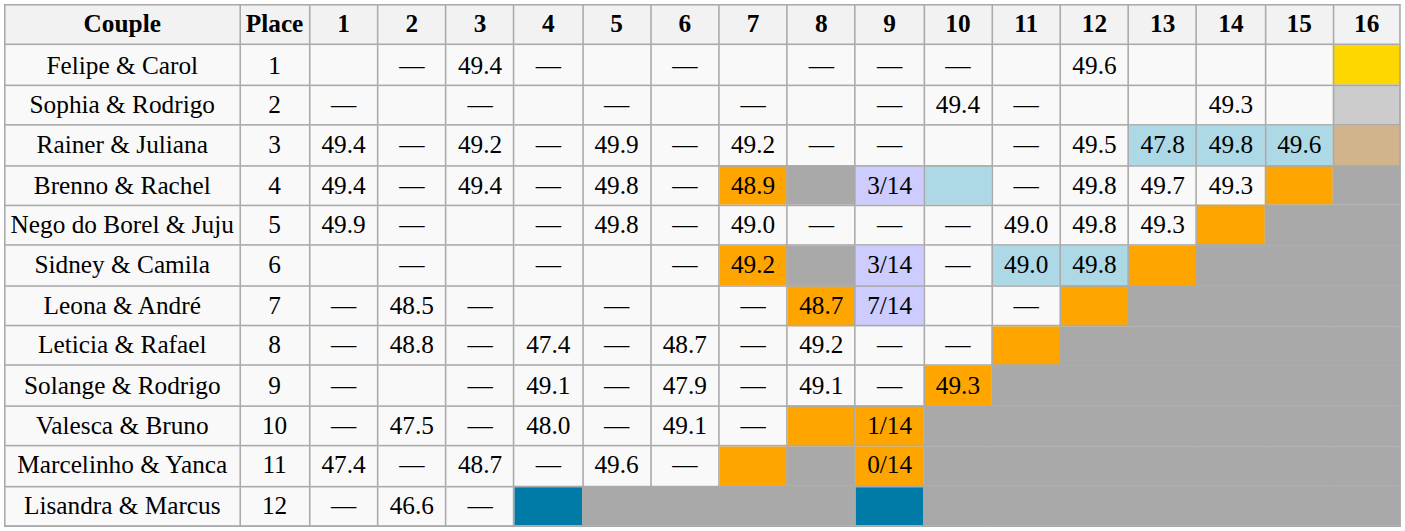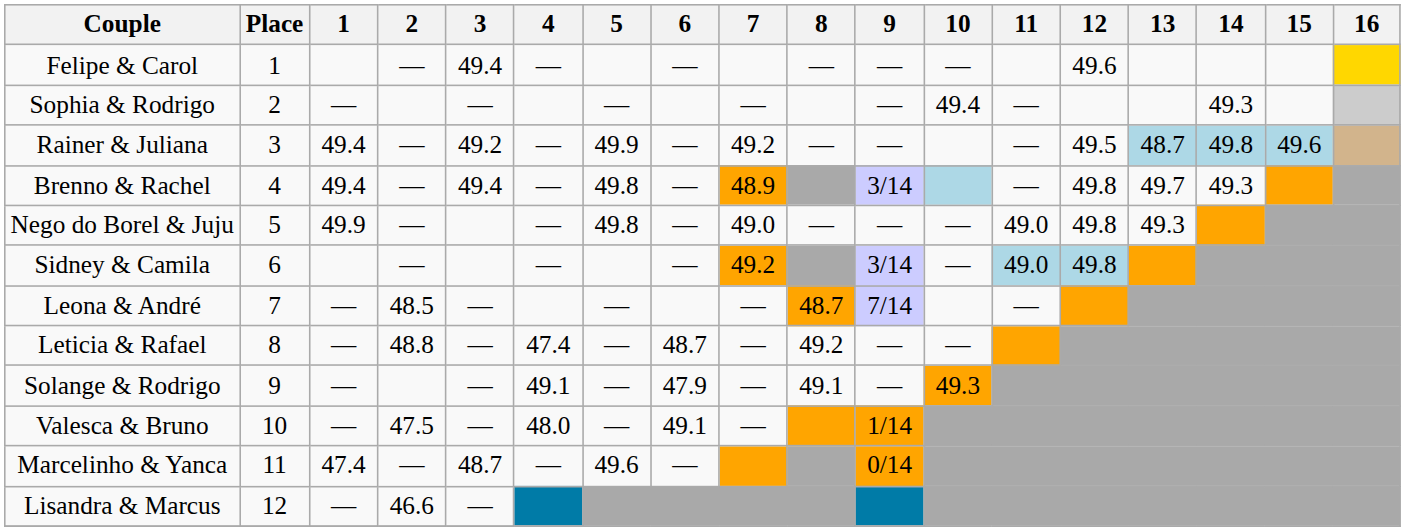(1163, 144) 47.8 -> (1163, 144) 48.7
